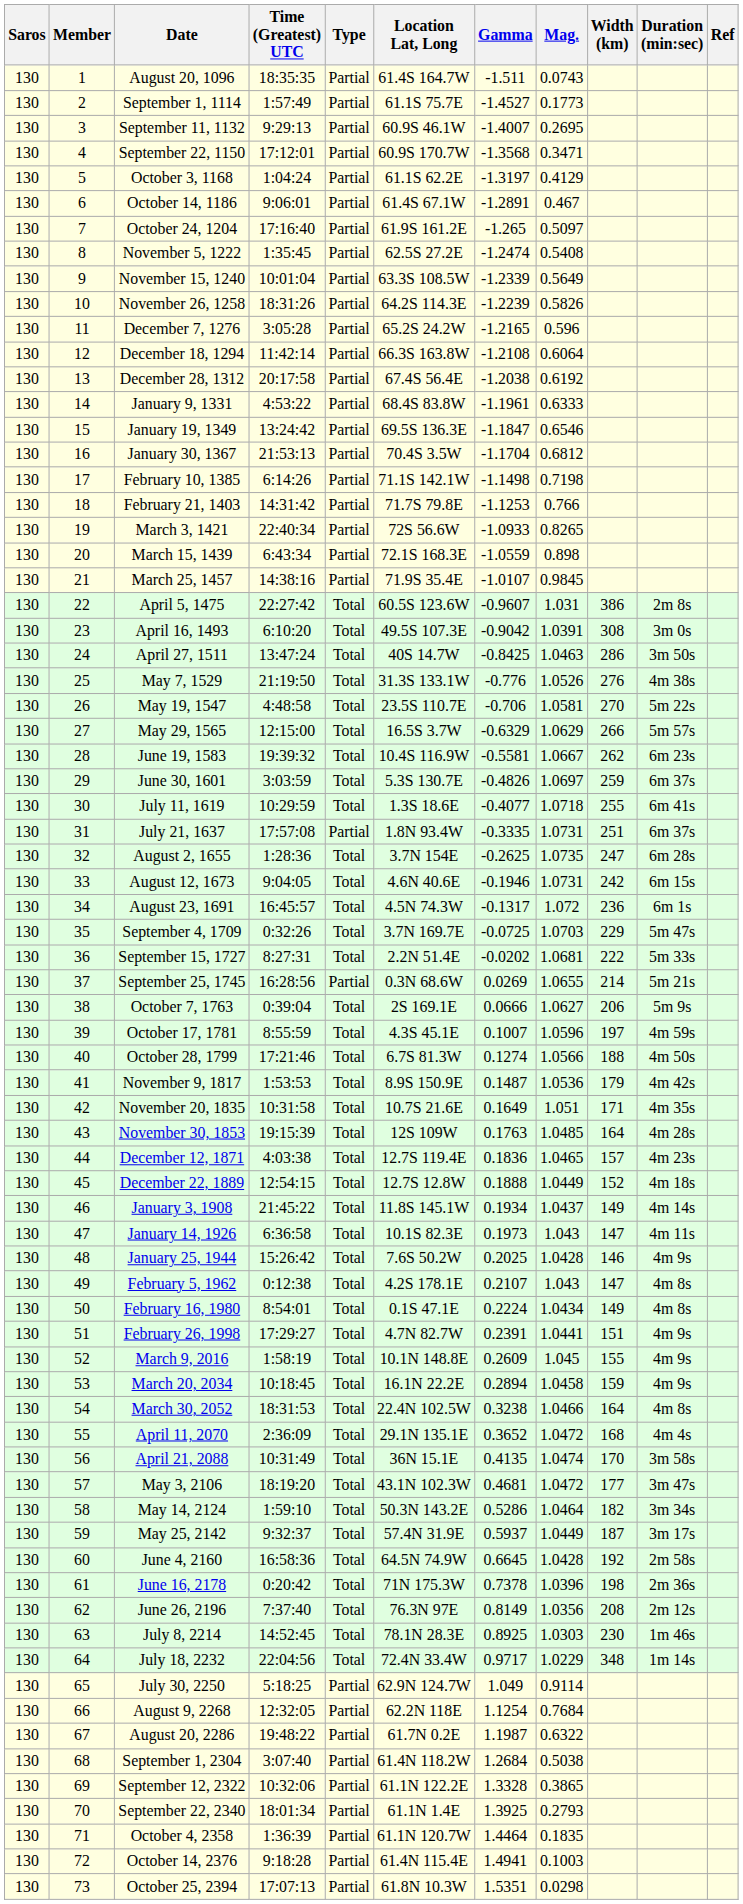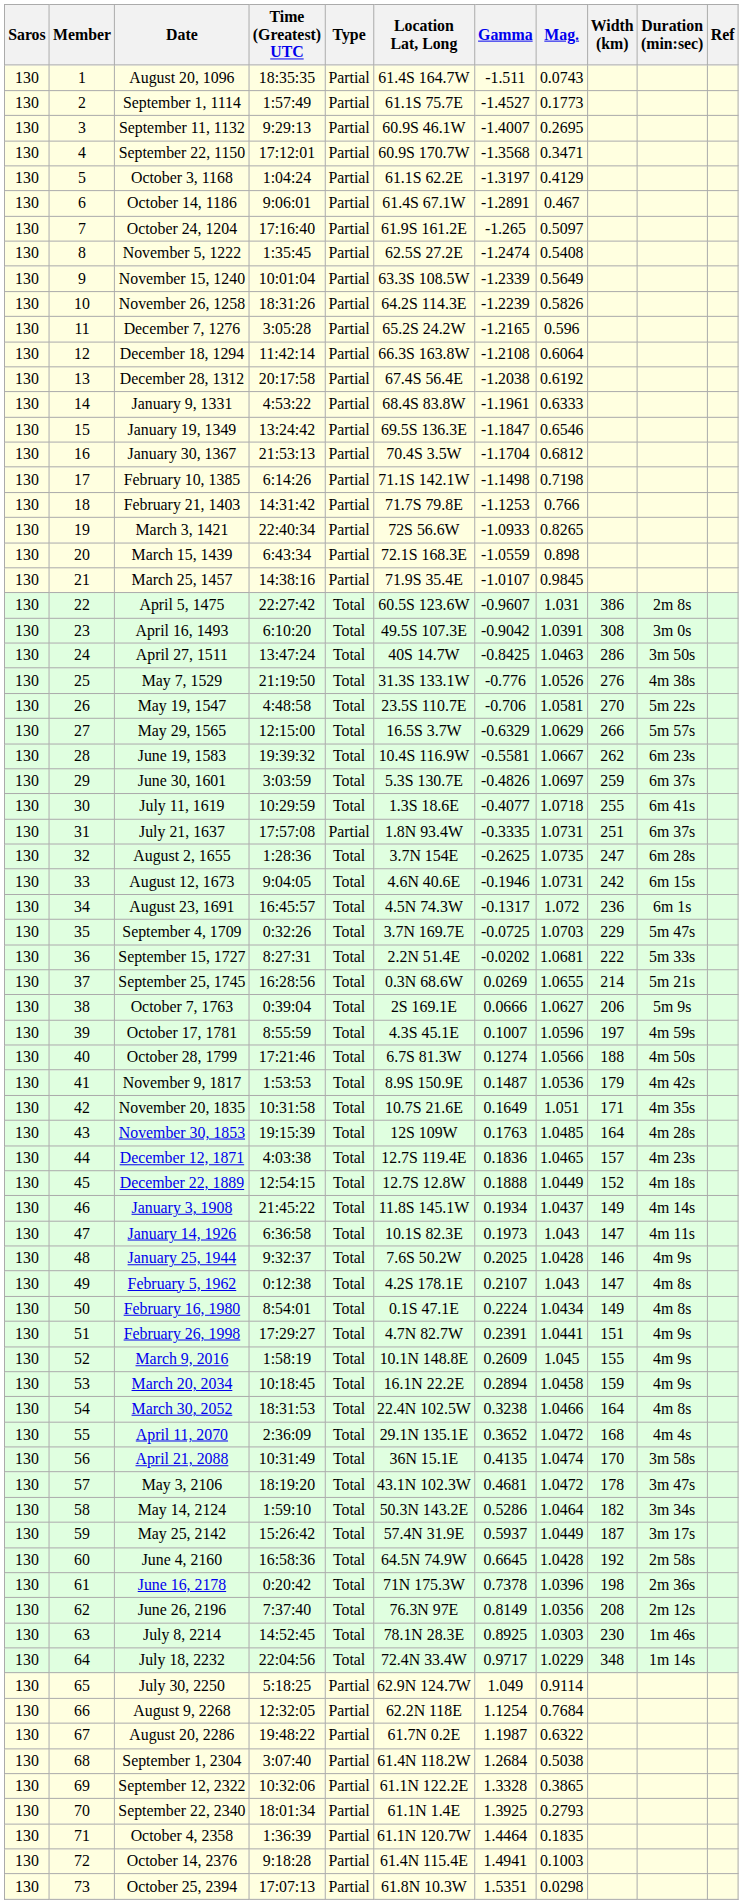(349, 982) Partial -> (349, 982) Total
(287, 1258) 15:26:42 -> (287, 1258) 9:32:37
(612, 1484) 177 -> (612, 1484) 178
(287, 1534) 9:32:37 -> (287, 1534) 15:26:42
